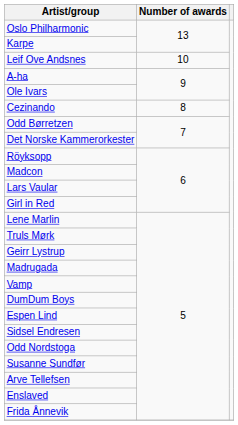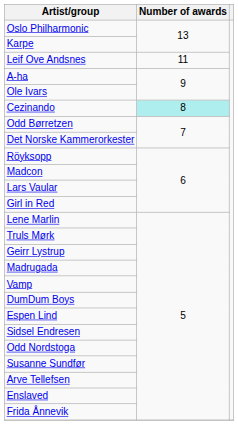(183, 60) 10 -> (183, 60) 11
(183, 108) no background -> (183, 108) paleturquoise background
